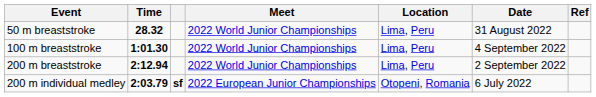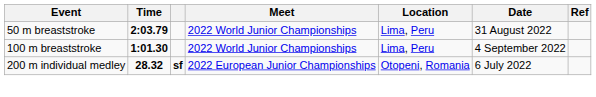(149, 30) 28.32 -> (149, 30) 2:03.79
- row: (54, 65)
(149, 83) 2:03.79 -> (149, 65) 28.32
